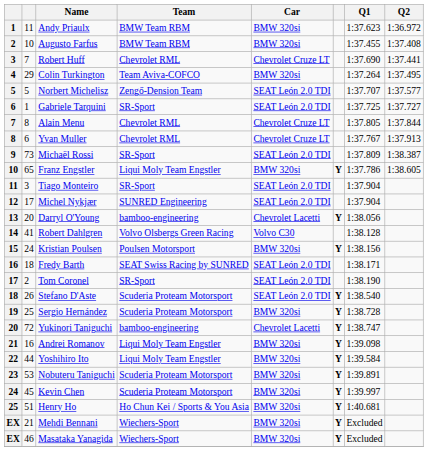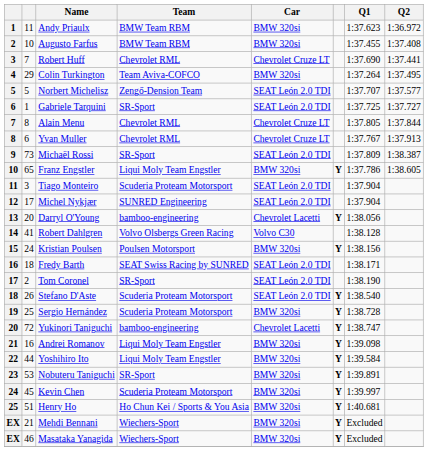(137, 186) SR-Sport -> (176, 186) Scuderia Proteam Motorsport
(176, 375) Scuderia Proteam Motorsport -> (137, 375) SR-Sport
